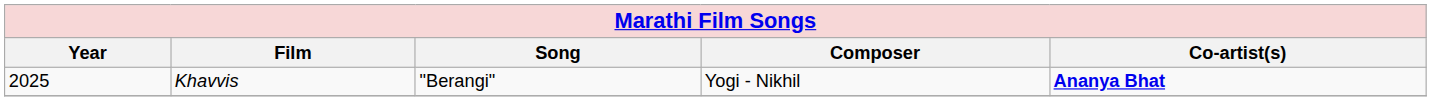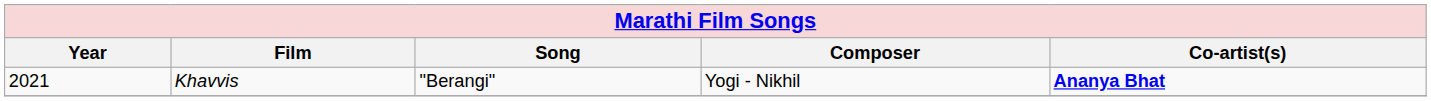(29, 81) 2025 -> (29, 81) 2021
